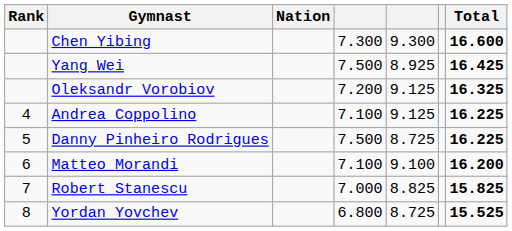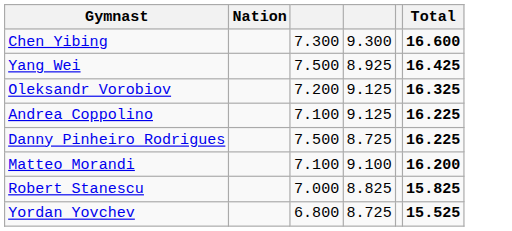- column: (26, 17)
